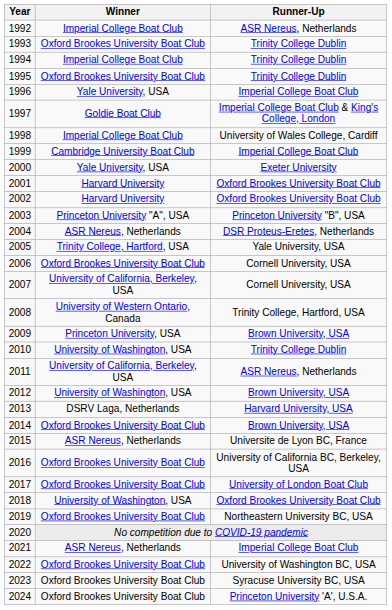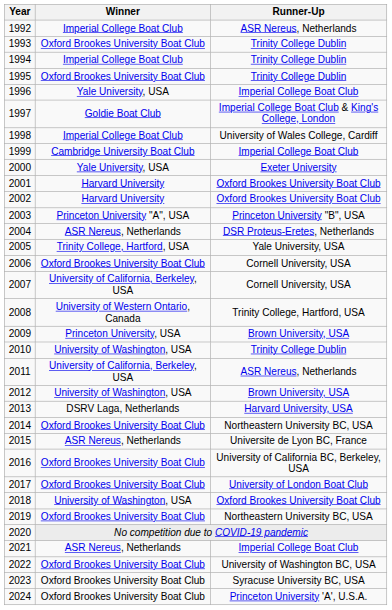(299, 425) Brown University, USA -> (299, 425) Northeastern University BC, USA
